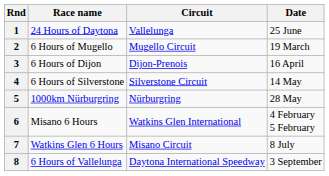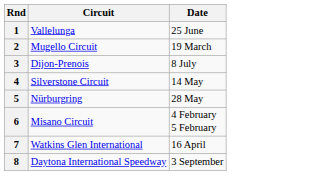- column: (77, 13)
(287, 64) 16 April -> (184, 64) 8 July
(185, 122) Watkins Glen International -> (62, 122) Misano Circuit
(160, 145) Misano Circuit -> (87, 145) Watkins Glen International
(282, 145) 8 July -> (188, 145) 16 April
